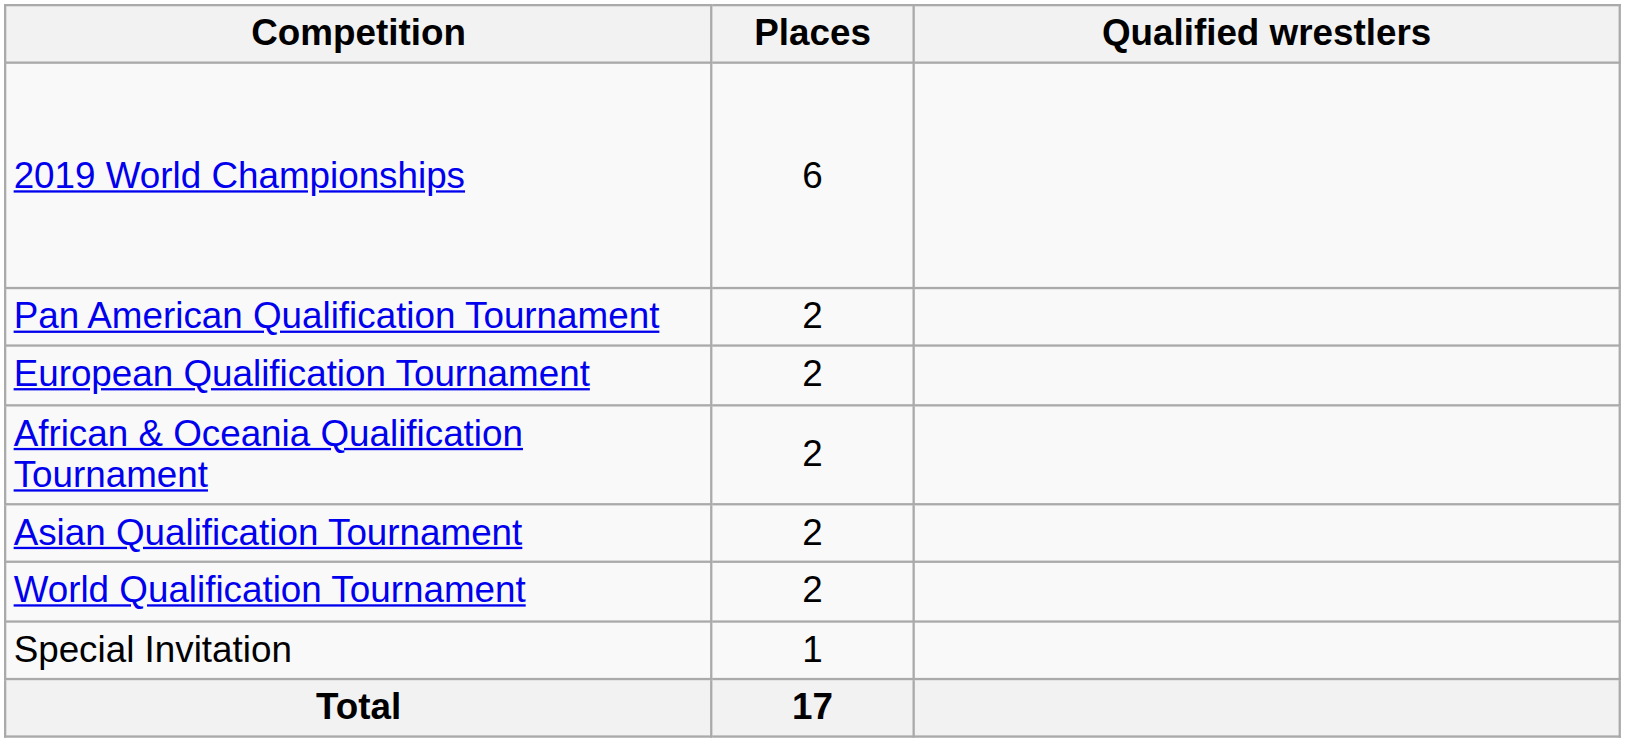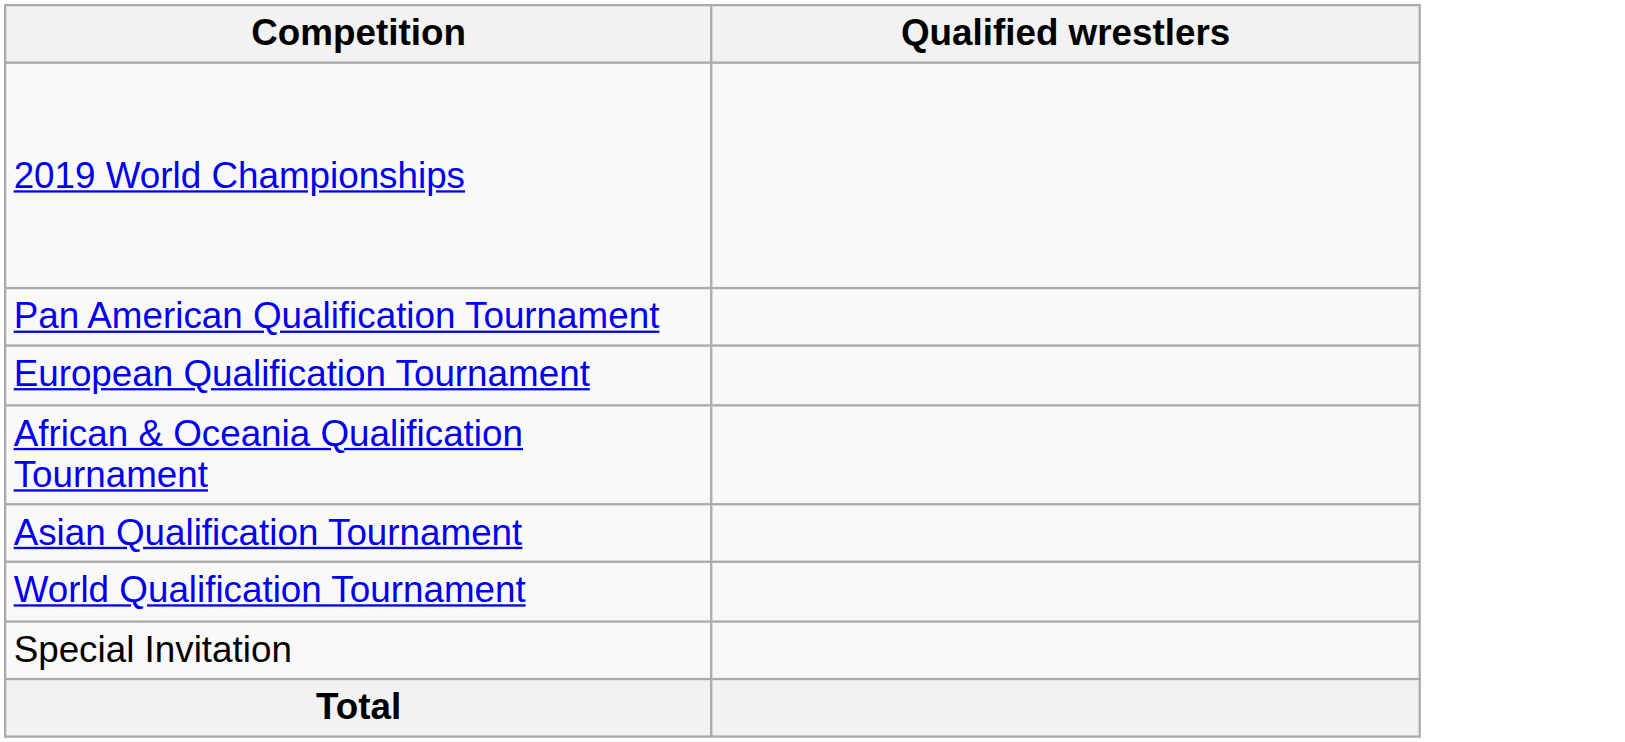- column: (813, 33)
